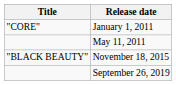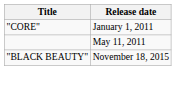- row: (131, 73)
